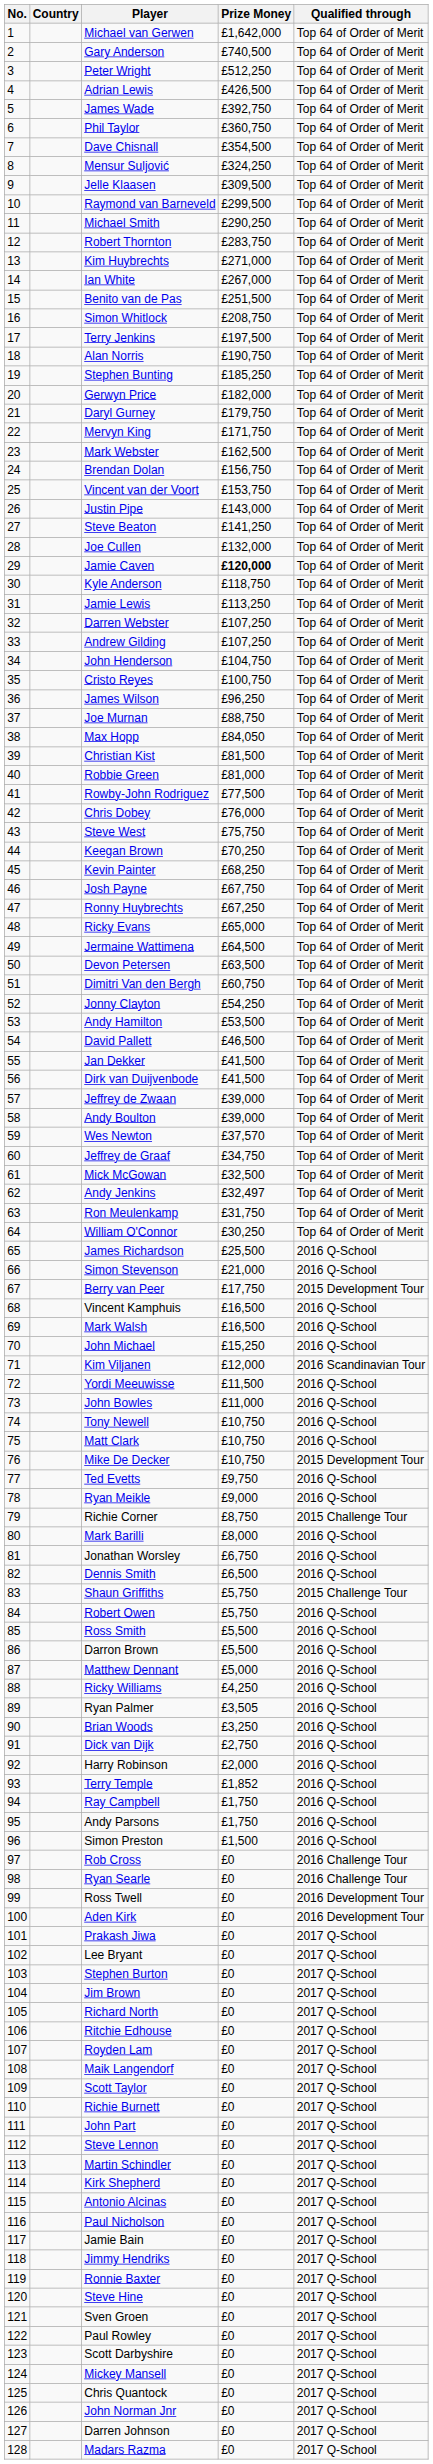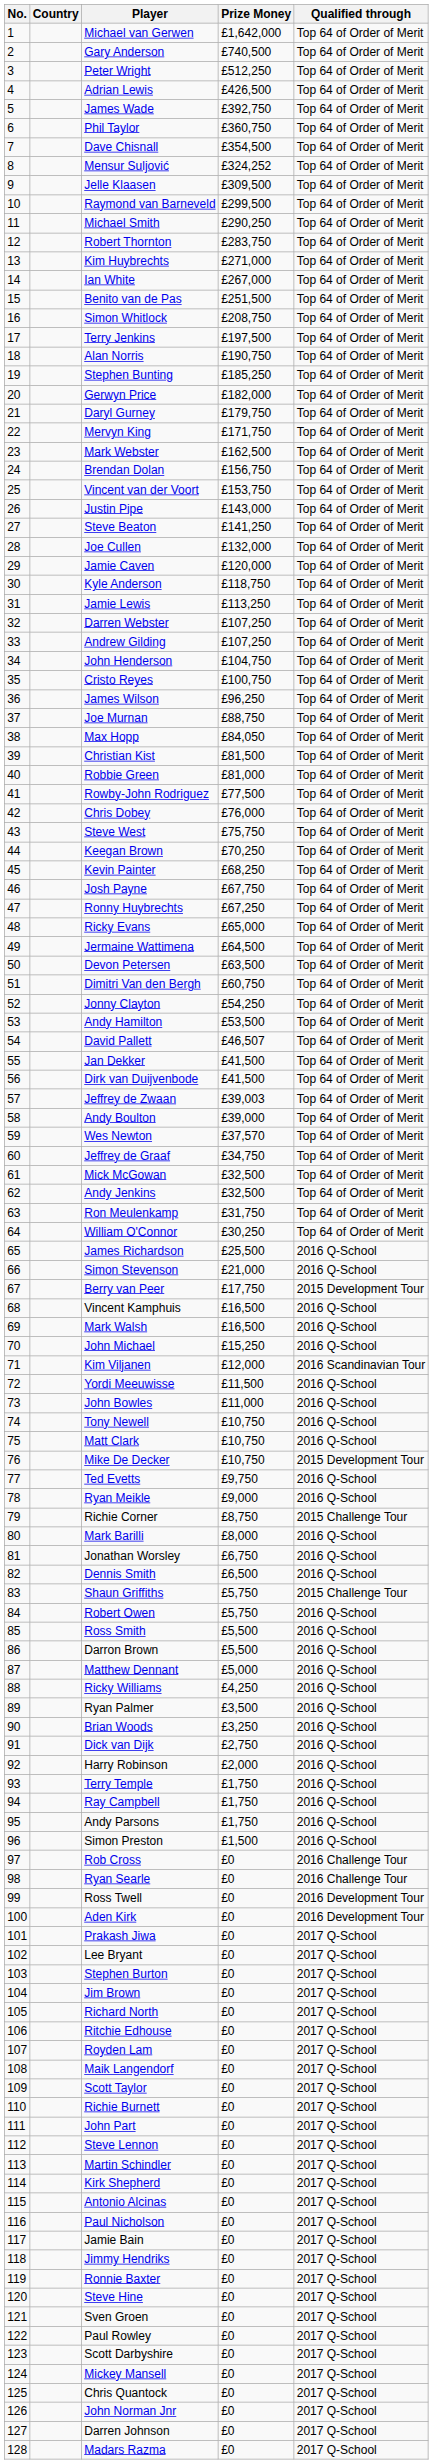(246, 166) £324,250 -> (246, 166) £324,252
(246, 565) bold -> (246, 565) normal
(243, 1041) £46,500 -> (243, 1041) £46,507
(243, 1098) £39,000 -> (243, 1098) £39,003
(243, 1193) £32,497 -> (243, 1193) £32,500
(240, 1707) £3,505 -> (240, 1707) £3,500
(240, 1783) £1,852 -> (240, 1783) £1,750
